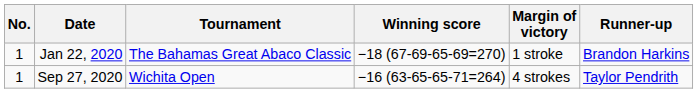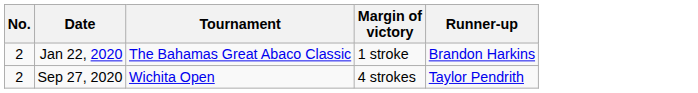- column: (432, 24)
(19, 55) 1 -> (19, 55) 2
(19, 77) 1 -> (19, 77) 2
